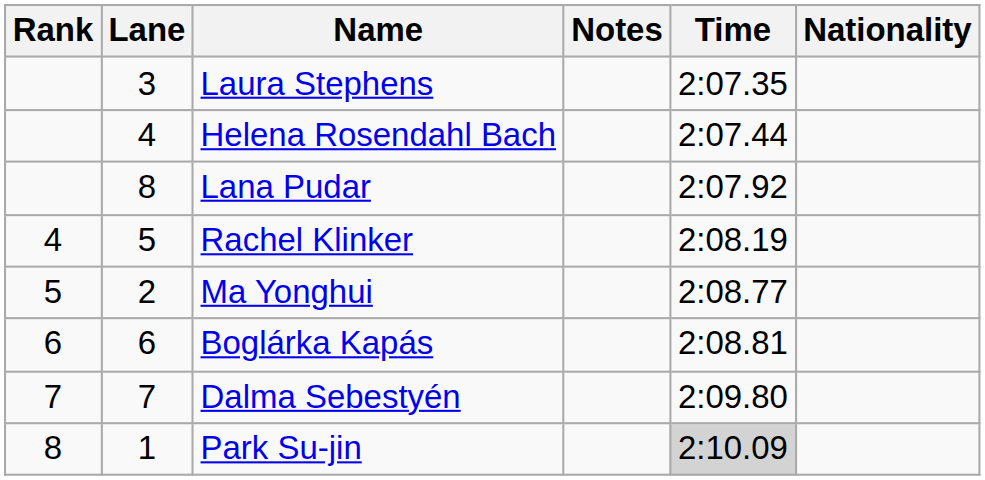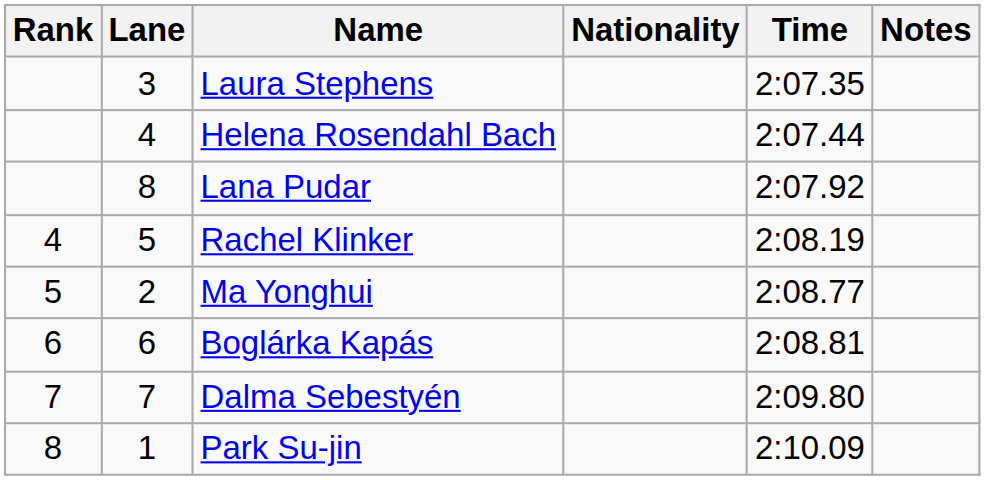columns swapped: (887, 30) <-> (617, 30)
(733, 448) lightgrey background -> (810, 448) no background
